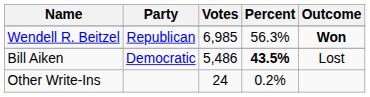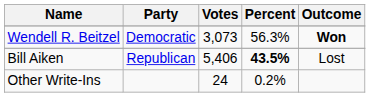(161, 37) Republican -> (161, 37) Democratic
(220, 37) 6,985 -> (220, 37) 3,073
(161, 59) Democratic -> (161, 59) Republican
(220, 59) 5,486 -> (220, 59) 5,406
